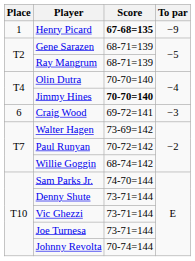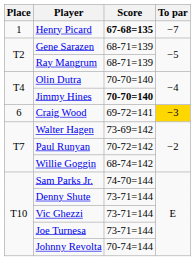(173, 29) −9 -> (173, 29) −7
(173, 113) no background -> (173, 113) gold background
